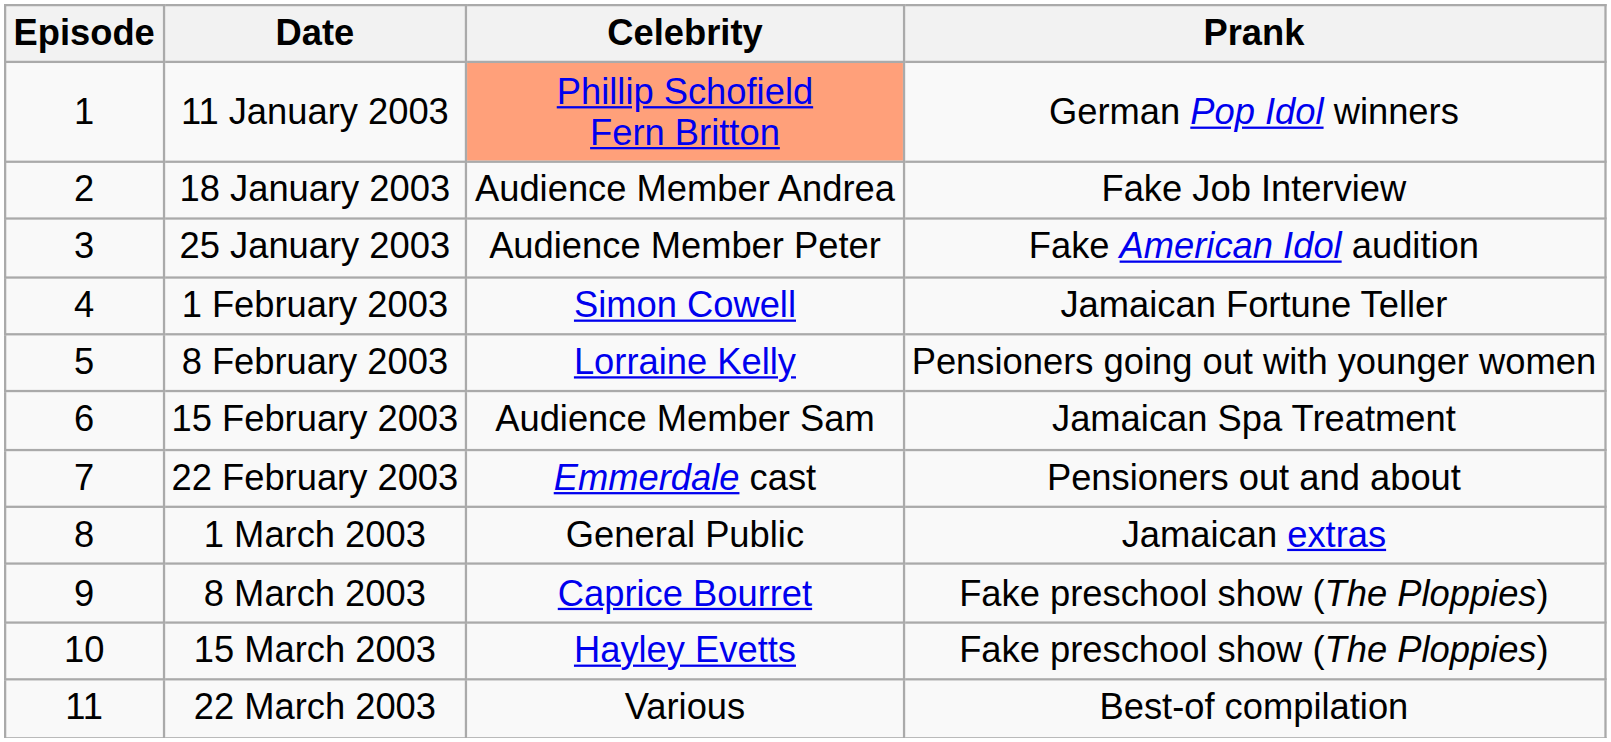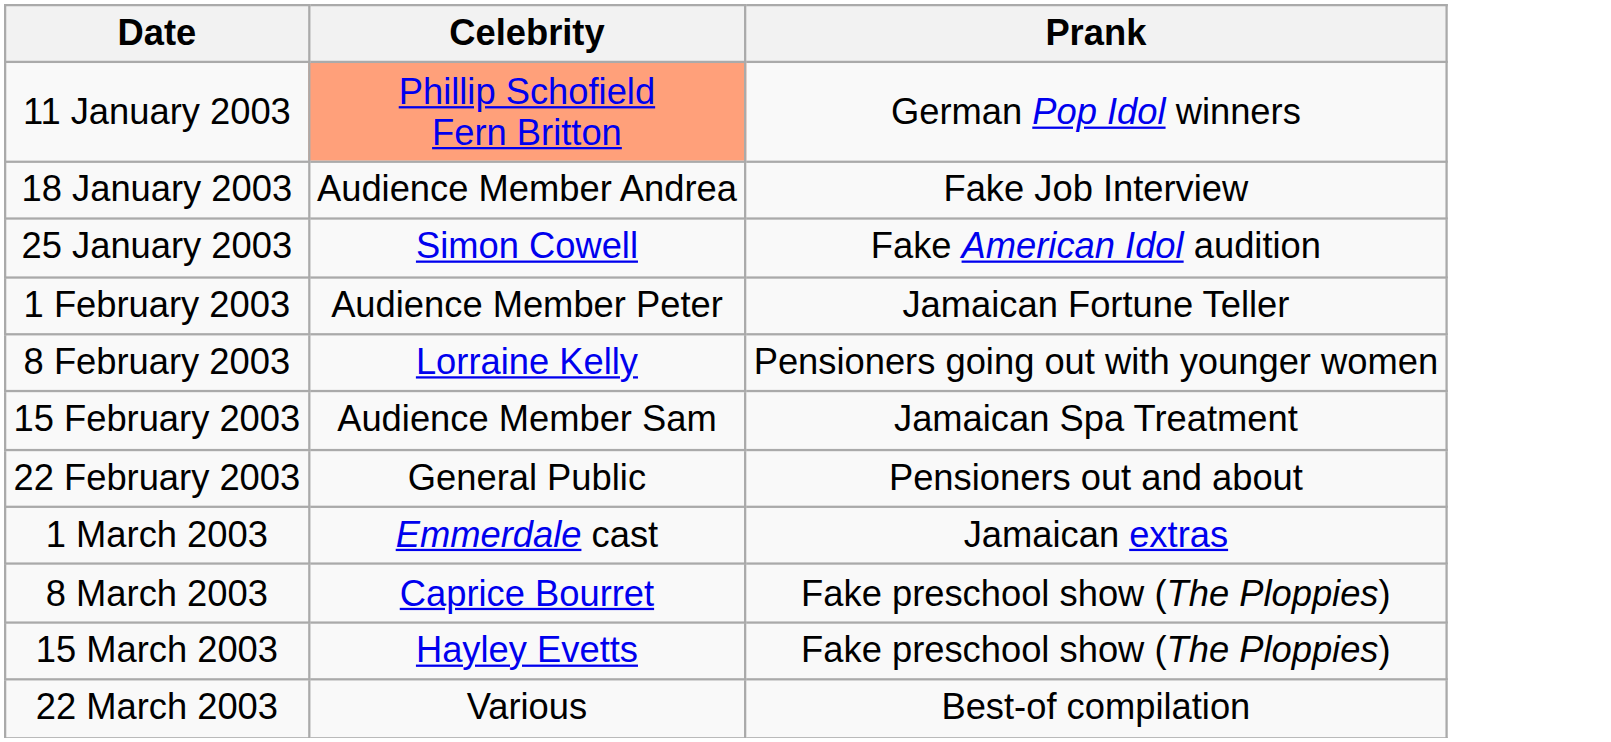- column: (84, 33)
(685, 246) Audience Member Peter -> (527, 246) Simon Cowell
(685, 304) Simon Cowell -> (527, 304) Audience Member Peter
(685, 477) Emmerdale cast -> (527, 477) General Public
(685, 534) General Public -> (527, 534) Emmerdale cast
